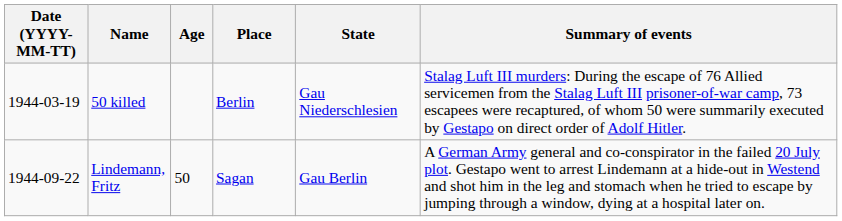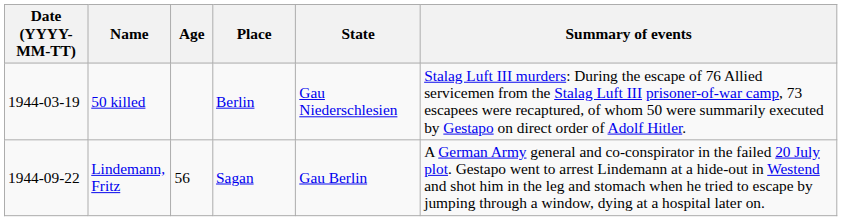(182, 177) 50 -> (182, 177) 56
